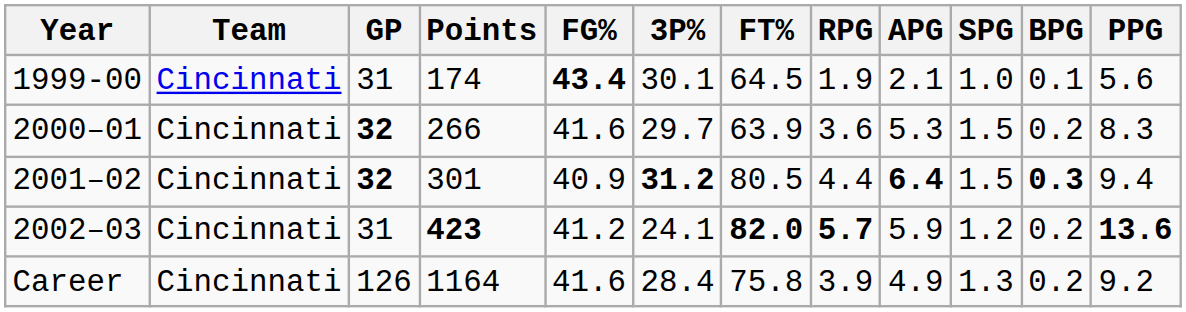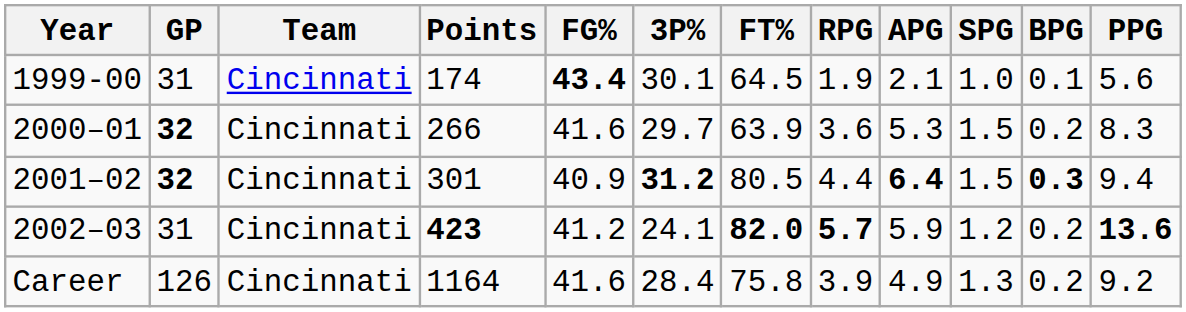columns swapped: (249, 30) <-> (384, 30)
